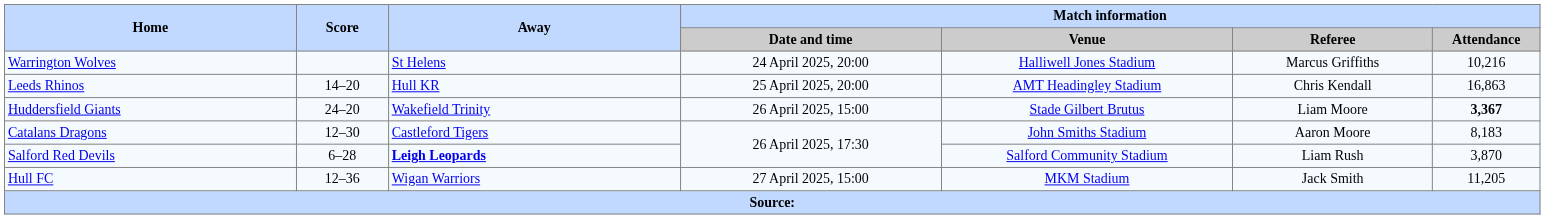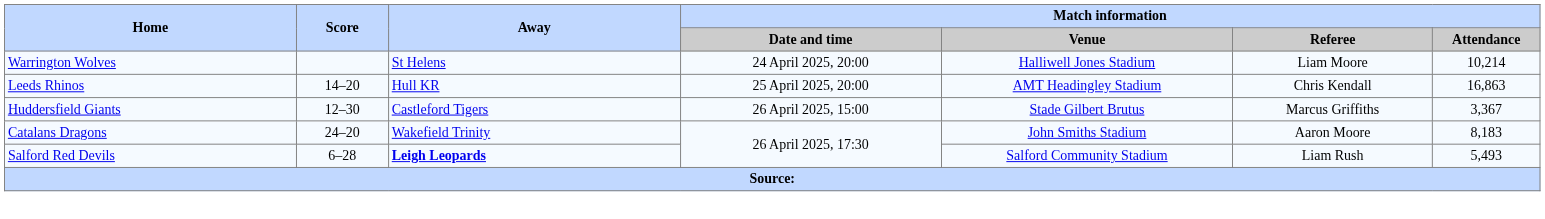(1333, 62) Marcus Griffiths -> (1333, 62) Liam Moore
(1486, 62) 10,216 -> (1486, 62) 10,214
(342, 109) 24–20 -> (342, 109) 12–30
(441, 109) Wakefield Trinity -> (440, 109) Castleford Tigers
(1333, 109) Liam Moore -> (1333, 109) Marcus Griffiths
(1486, 109) bold -> (1486, 109) normal
(342, 132) 12–30 -> (342, 132) 24–20
(440, 132) Castleford Tigers -> (441, 132) Wakefield Trinity
(1486, 155) 3,870 -> (1486, 155) 5,493
- row: (31, 179)
